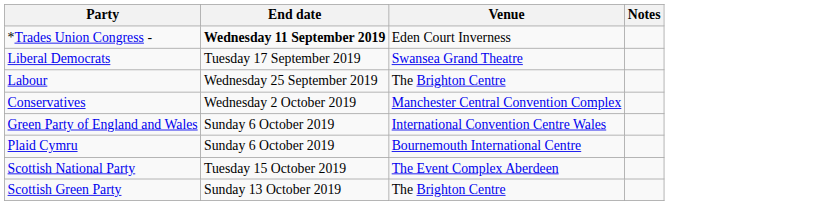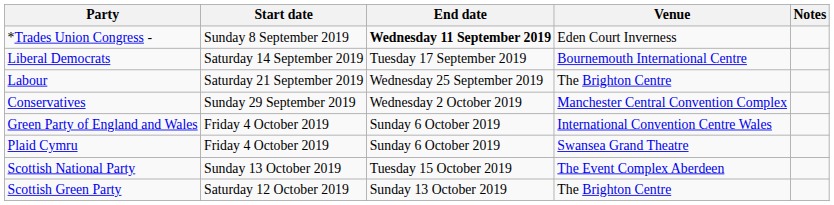+ column: (284, 15)
(457, 59) Swansea Grand Theatre -> (652, 59) Bournemouth International Centre
(486, 146) Bournemouth International Centre -> (623, 146) Swansea Grand Theatre
